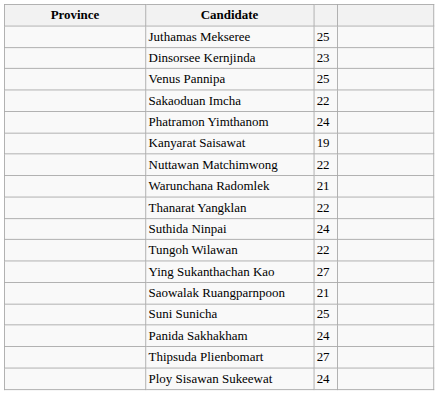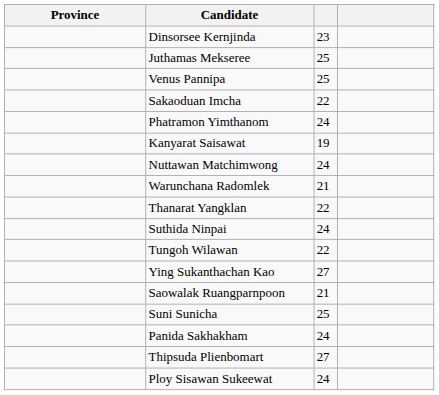rows swapped: (202, 58) <-> (199, 36)
(323, 165) 22 -> (323, 165) 24
